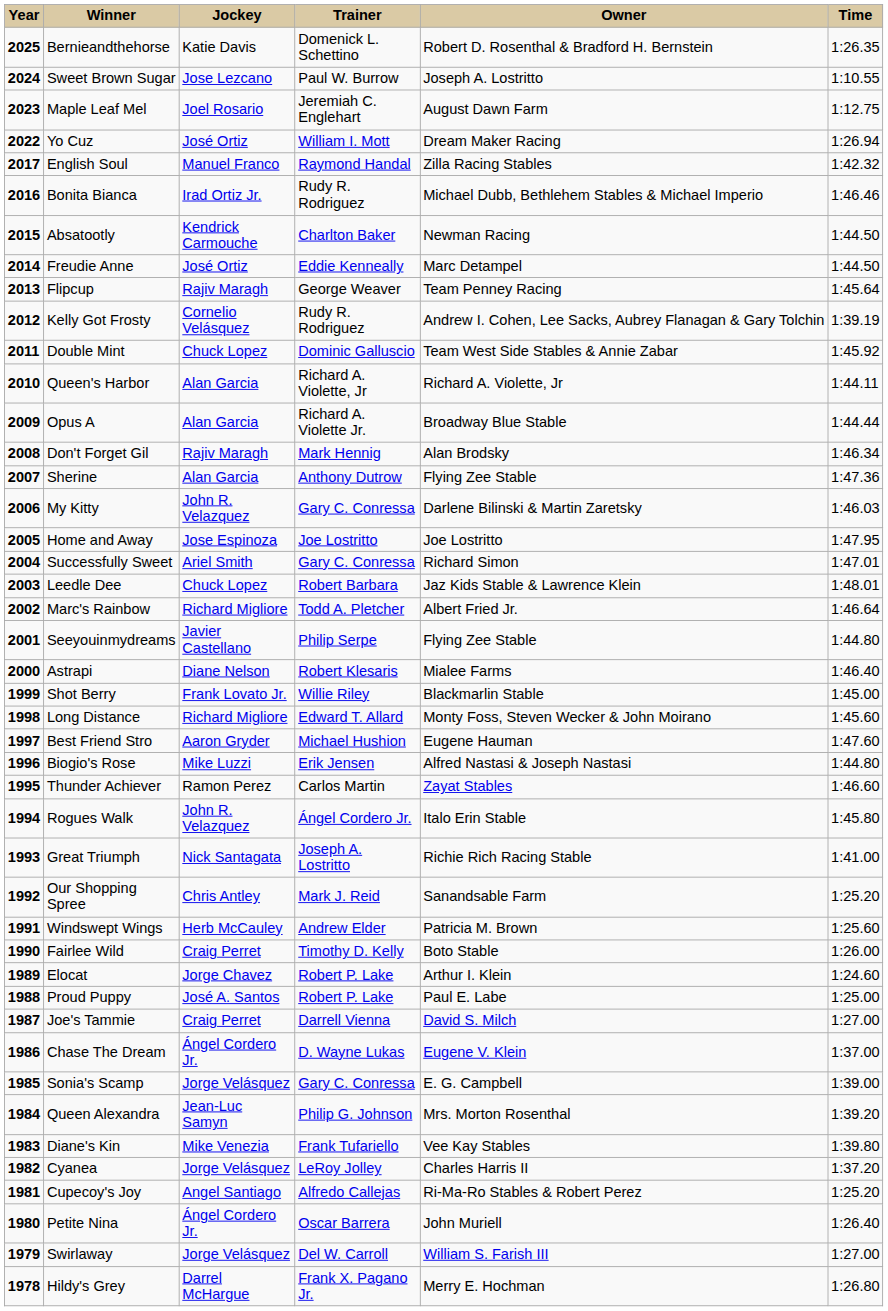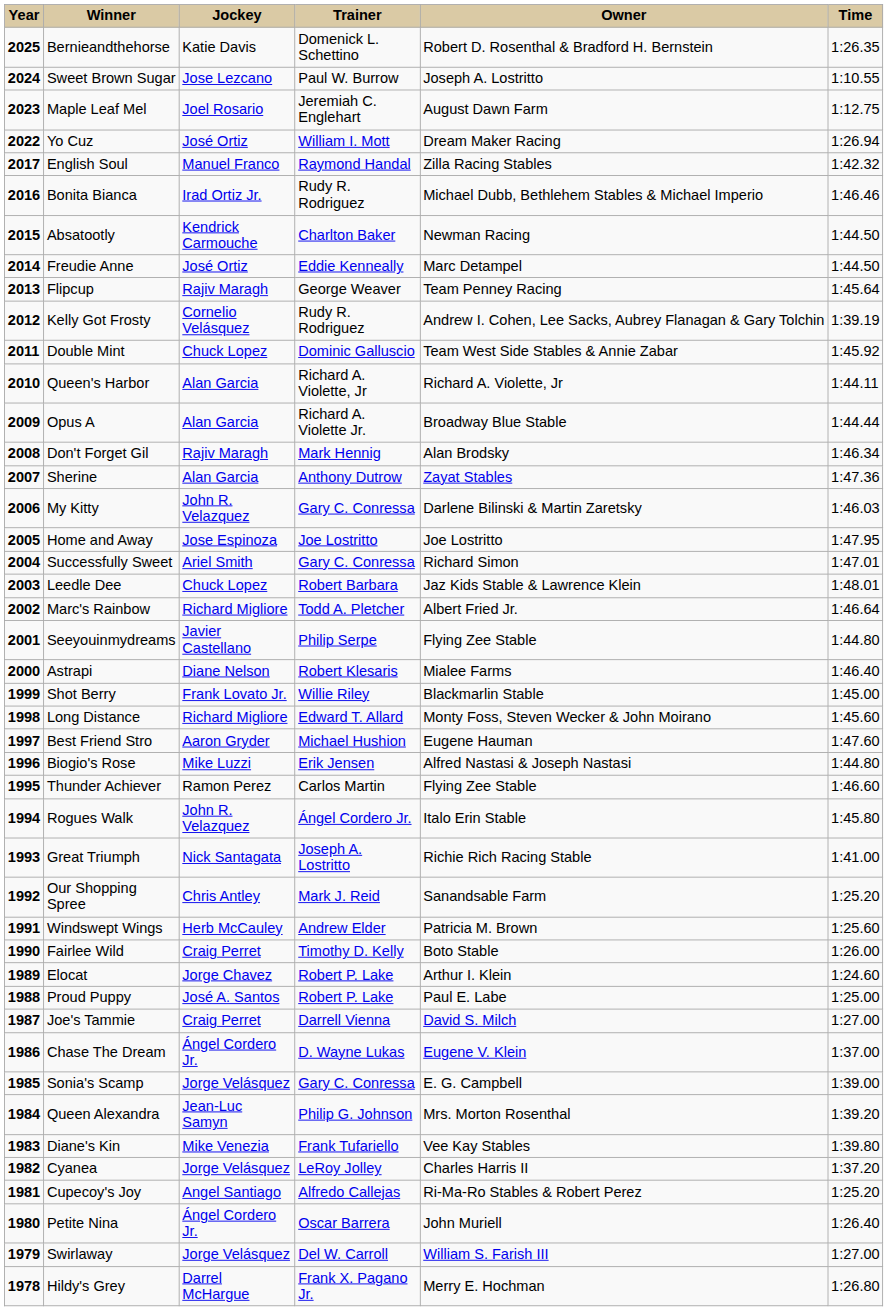(480, 477) Flying Zee Stable -> (468, 477) Zayat Stables
(468, 786) Zayat Stables -> (480, 786) Flying Zee Stable
